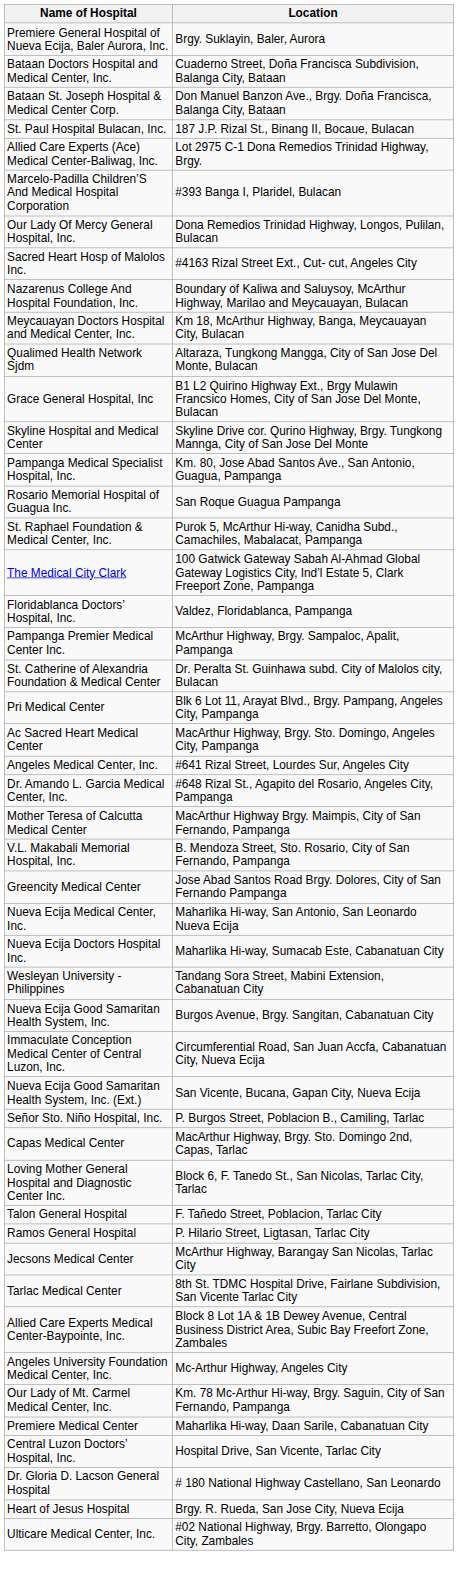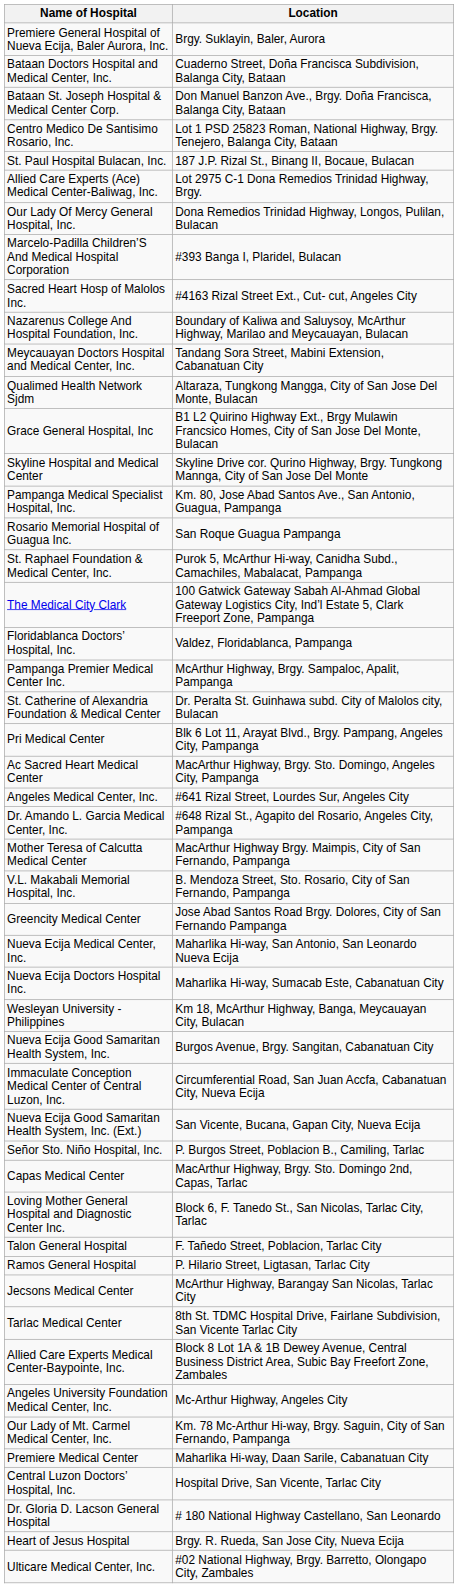+ row: (82, 135)
rows swapped: (77, 193) <-> (80, 231)
(301, 328) Km 18, McArthur Highway, Banga, Meycauayan City, Bulacan -> (280, 360) Tandang Sora Street, Mabini Extension, Cabanatuan City
(280, 983) Tandang Sora Street, Mabini Extension, Cabanatuan City -> (301, 1015) Km 18, McArthur Highway, Banga, Meycauayan City, Bulacan
